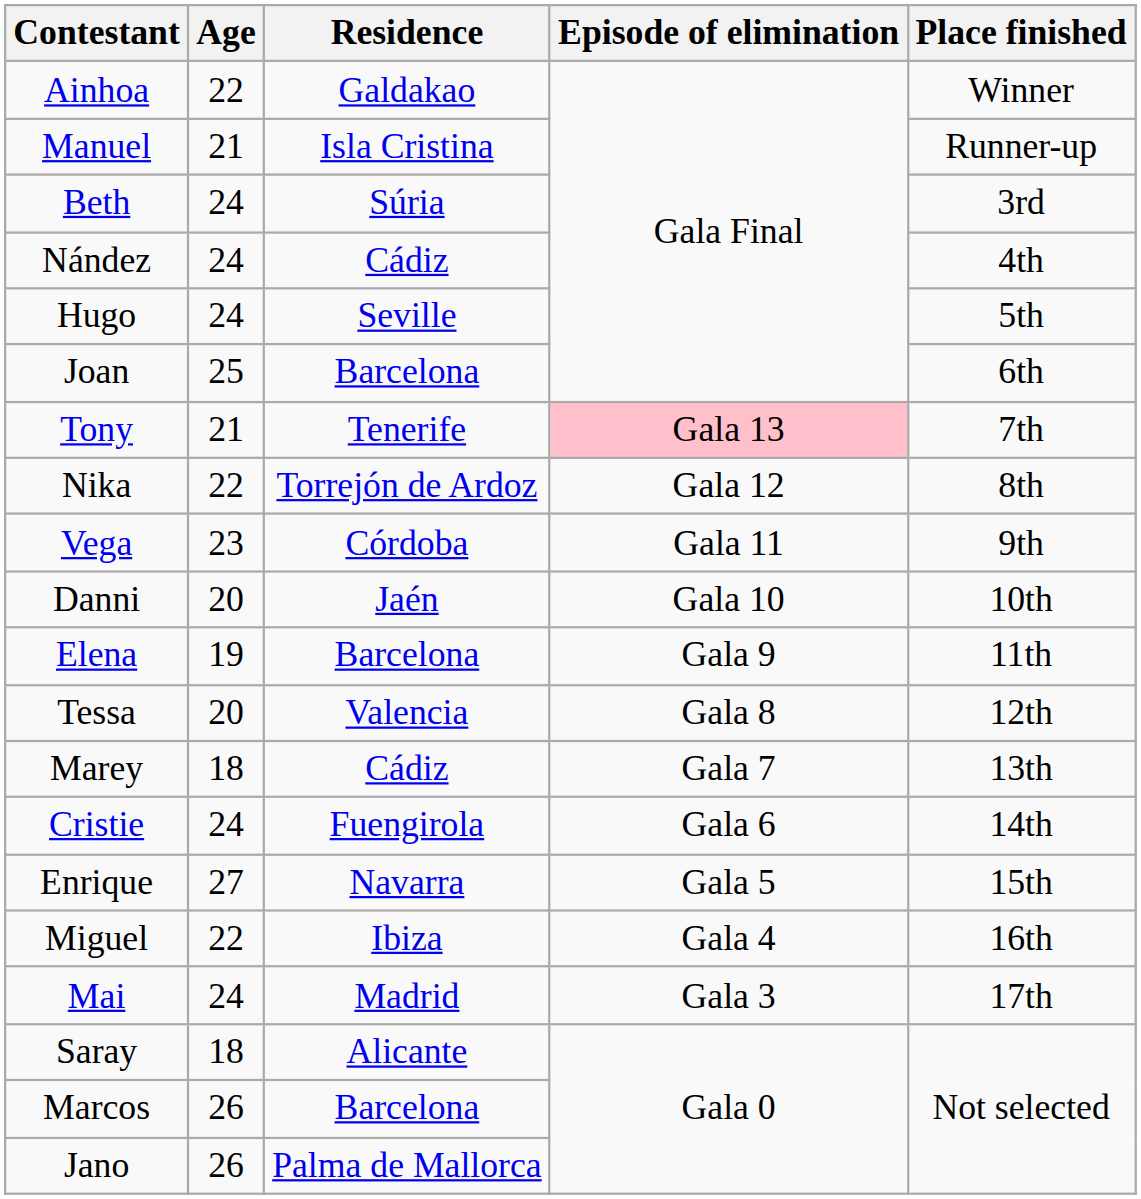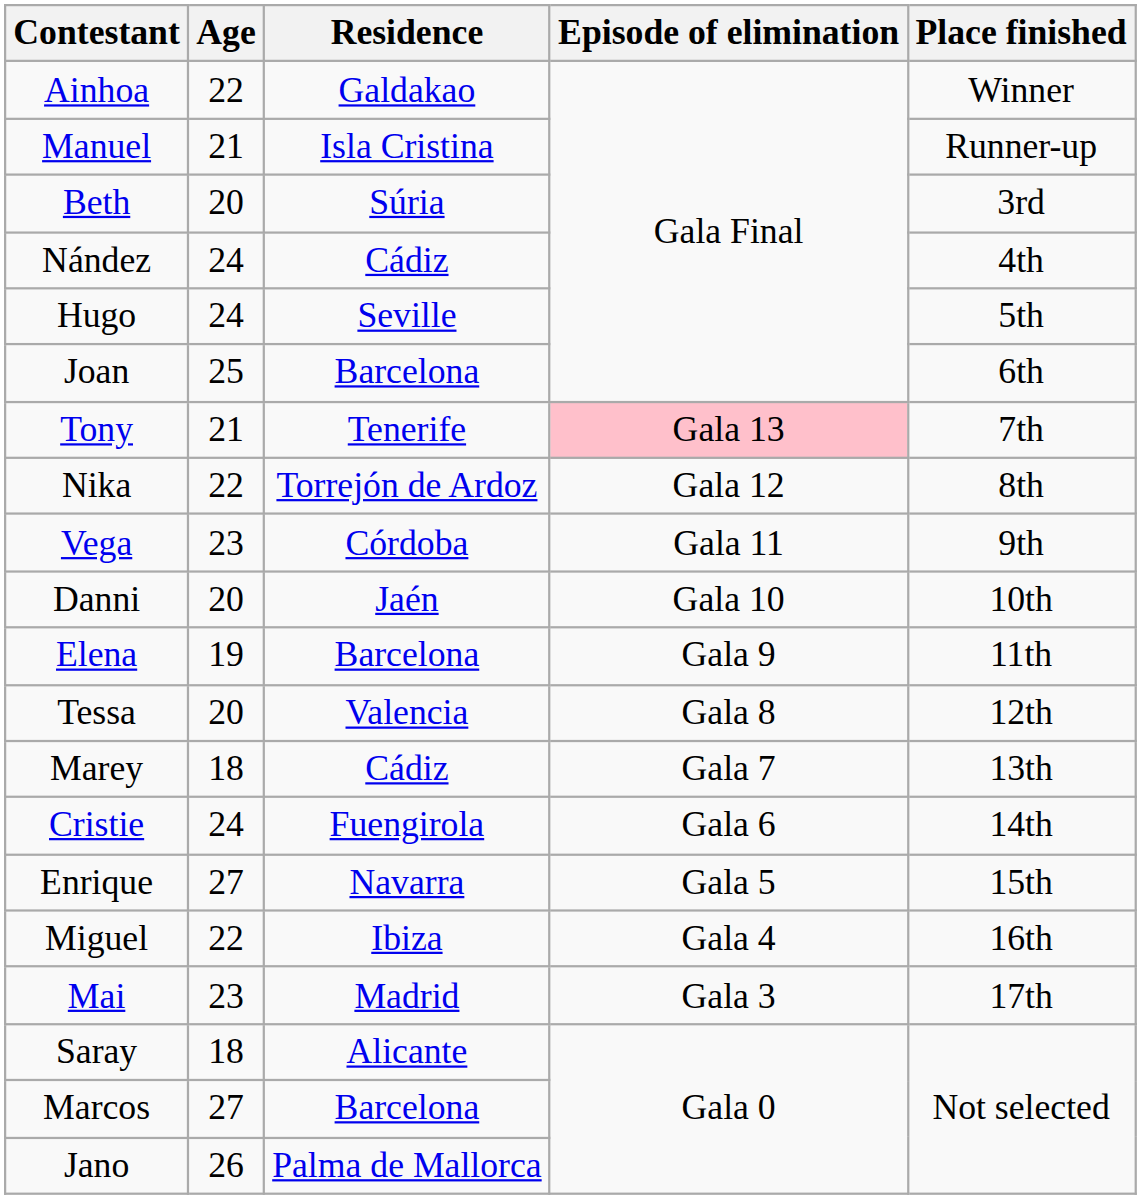(226, 202) 24 -> (226, 202) 20
(226, 994) 24 -> (226, 994) 23
(226, 1107) 26 -> (226, 1107) 27
